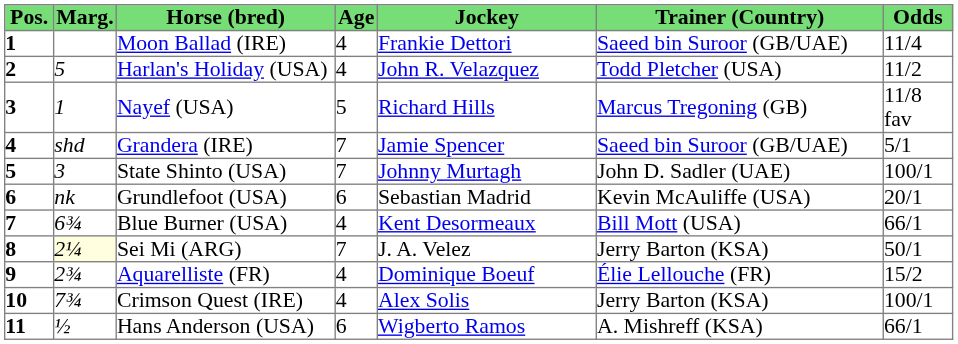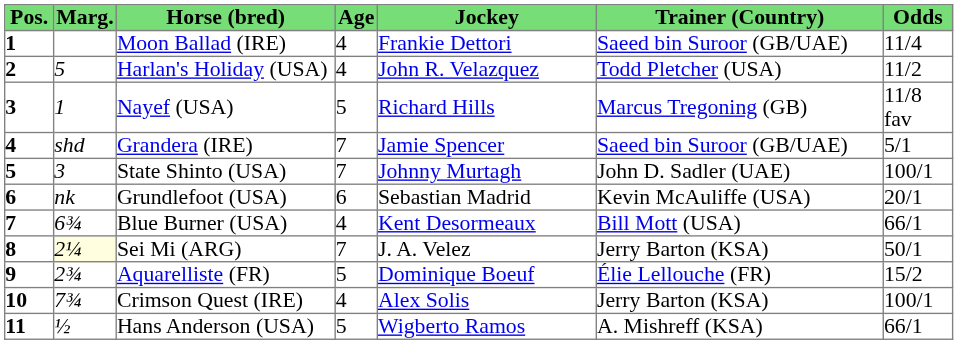(341, 274) 4 -> (341, 274) 5
(341, 326) 6 -> (341, 326) 5
